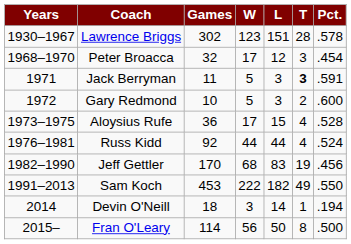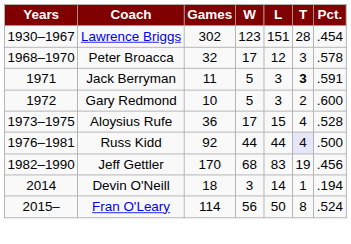(330, 36) .578 -> (330, 36) .454
(330, 57) .454 -> (330, 57) .578
(303, 143) no background -> (303, 143) lavender background
(330, 143) .524 -> (330, 143) .500
- row: (131, 185)
(330, 228) .500 -> (330, 206) .524
